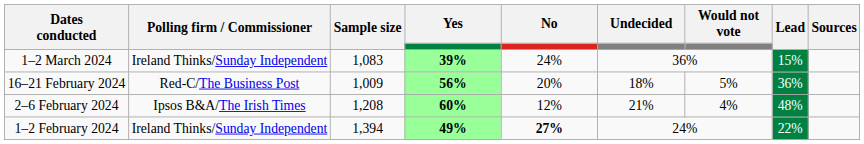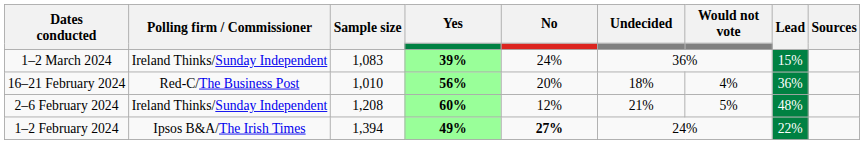(368, 83) 1,009 -> (368, 83) 1,010
(729, 83) 5% -> (729, 83) 4%
(229, 106) Ipsos B&A/The Irish Times -> (229, 106) Ireland Thinks/Sunday Independent
(729, 106) 4% -> (729, 106) 5%
(229, 128) Ireland Thinks/Sunday Independent -> (229, 128) Ipsos B&A/The Irish Times
